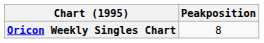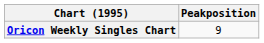(218, 30) 8 -> (218, 30) 9
